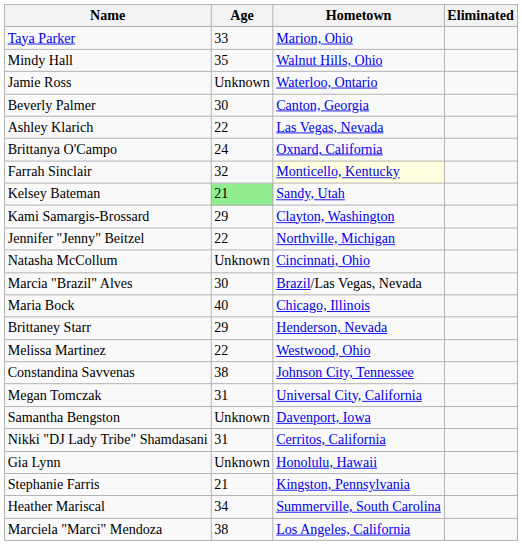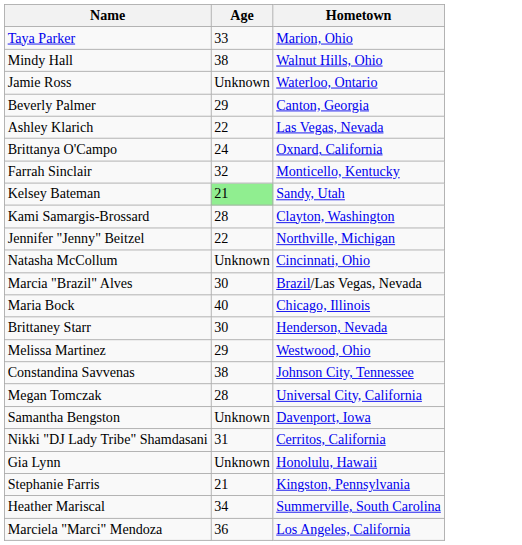- column: (481, 15)
(221, 60) 35 -> (221, 60) 38
(221, 104) 30 -> (221, 104) 29
(338, 171) lightyellow background -> (338, 171) no background
(221, 216) 29 -> (221, 216) 28
(221, 328) 29 -> (221, 328) 30
(221, 350) 22 -> (221, 350) 29
(221, 395) 31 -> (221, 395) 28
(221, 529) 38 -> (221, 529) 36
